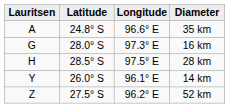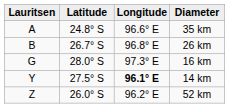+ row: (197, 45)
- row: (197, 62)
(87, 78) 26.0° S -> (87, 78) 27.5° S
(142, 78) normal -> (142, 78) bold
(87, 95) 27.5° S -> (87, 95) 26.0° S
